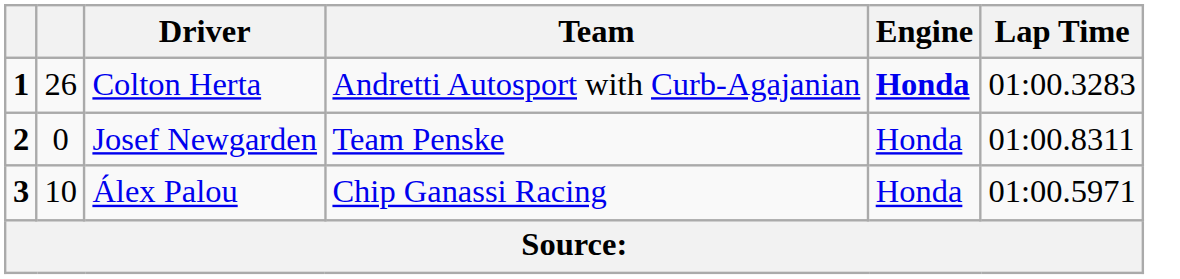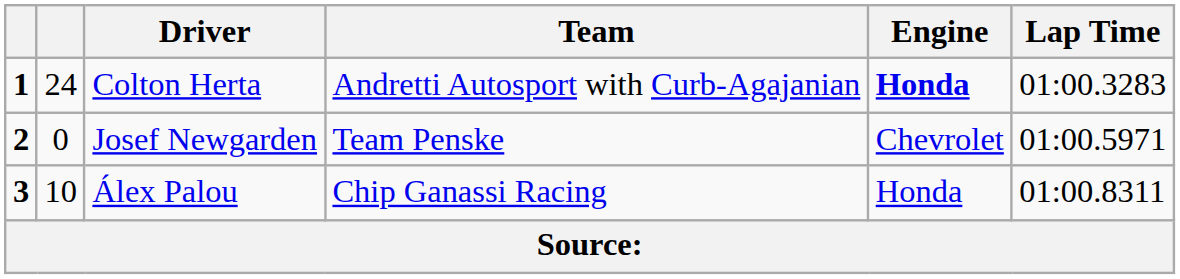(61, 84) 26 -> (61, 84) 24
(919, 138) Honda -> (940, 138) Chevrolet
(1062, 138) 01:00.8311 -> (1093, 138) 01:00.5971
(1062, 191) 01:00.5971 -> (1092, 191) 01:00.8311
